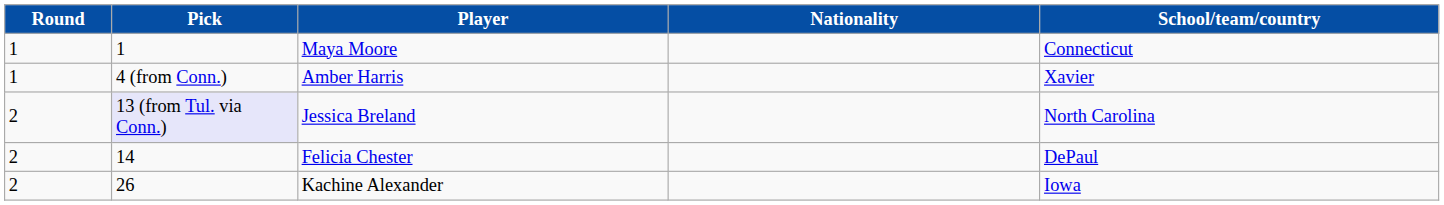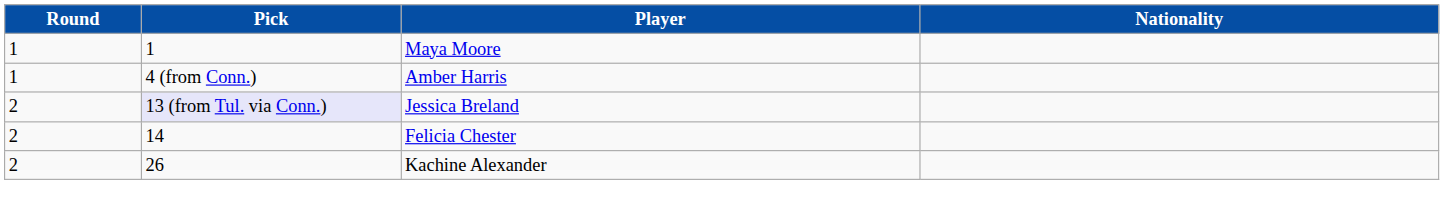- column: (1239, 19)
